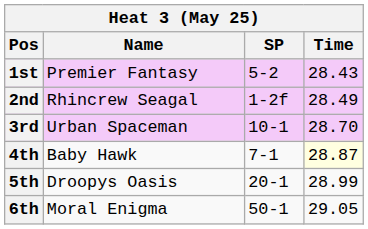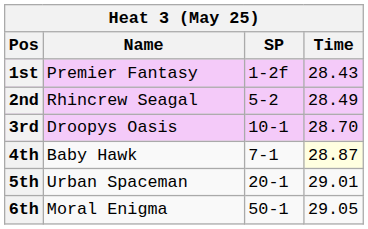(263, 73) 5-2 -> (268, 73) 1-2f
(268, 100) 1-2f -> (263, 100) 5-2
(117, 128) Urban Spaceman -> (112, 128) Droopys Oasis
(112, 182) Droopys Oasis -> (117, 182) Urban Spaceman
(333, 182) 28.99 -> (333, 182) 29.01
